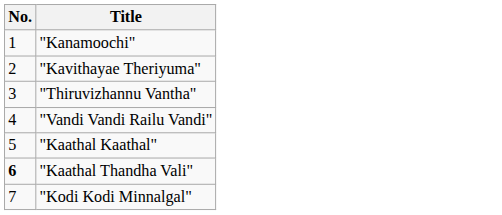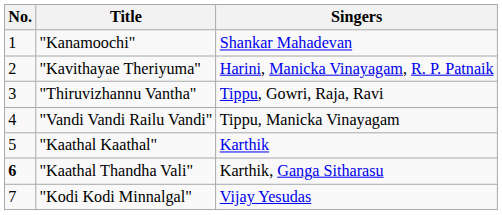+ column: (357, 17)
